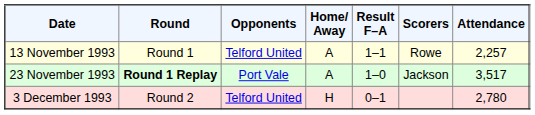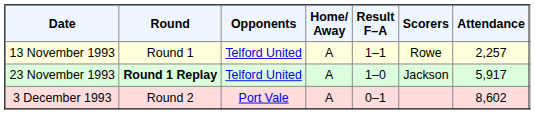(264, 75) Port Vale -> (264, 75) Telford United
(491, 75) 3,517 -> (491, 75) 5,917
(264, 97) Telford United -> (264, 97) Port Vale
(329, 97) H -> (329, 97) A
(491, 97) 2,780 -> (491, 97) 8,602
